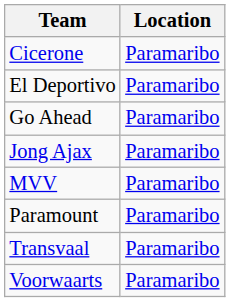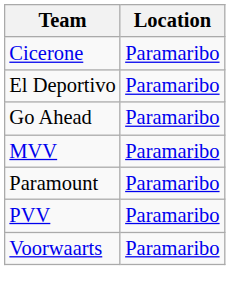- row: (51, 150)
+ row: (30, 215)
- row: (49, 248)
